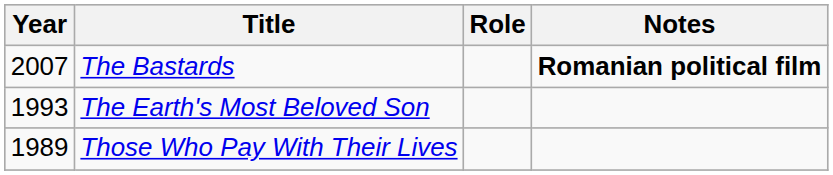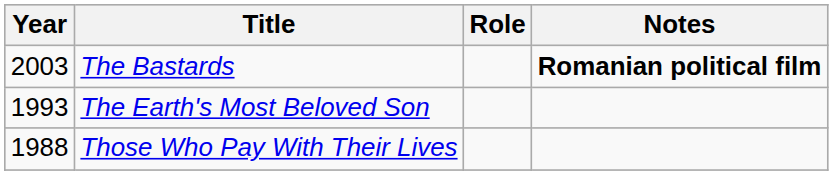(40, 66) 2007 -> (40, 66) 2003
(40, 148) 1989 -> (40, 148) 1988
